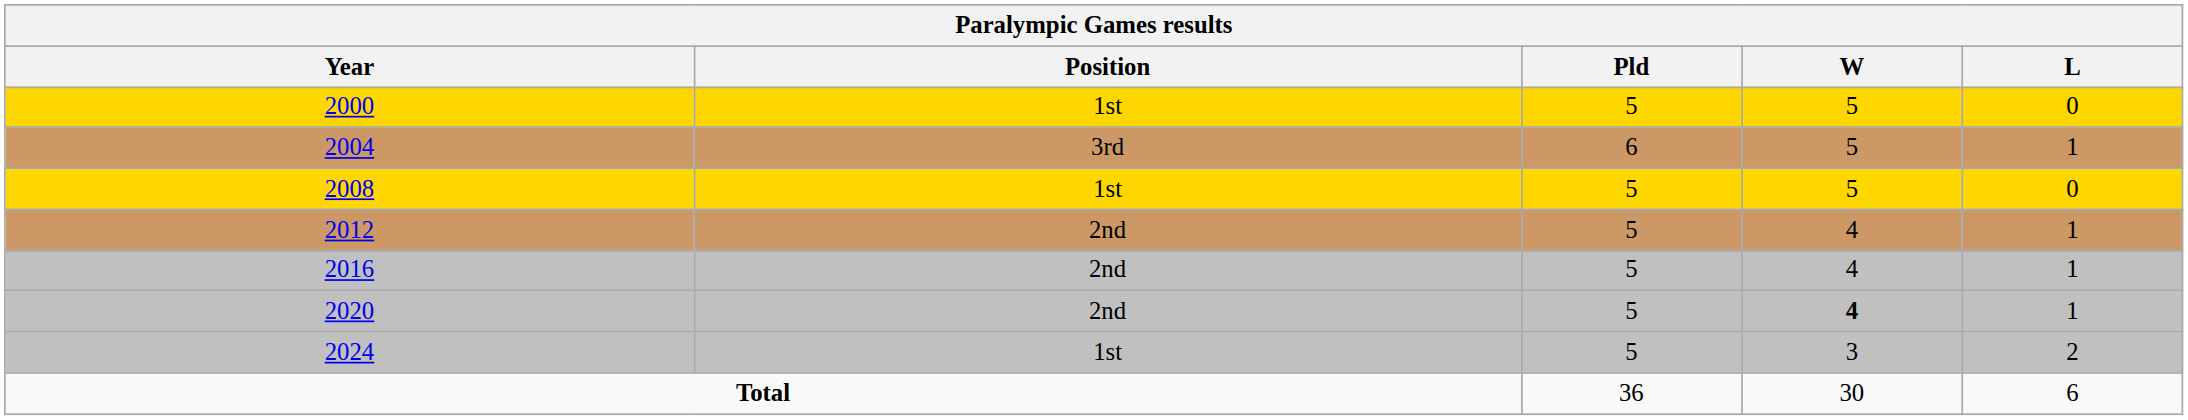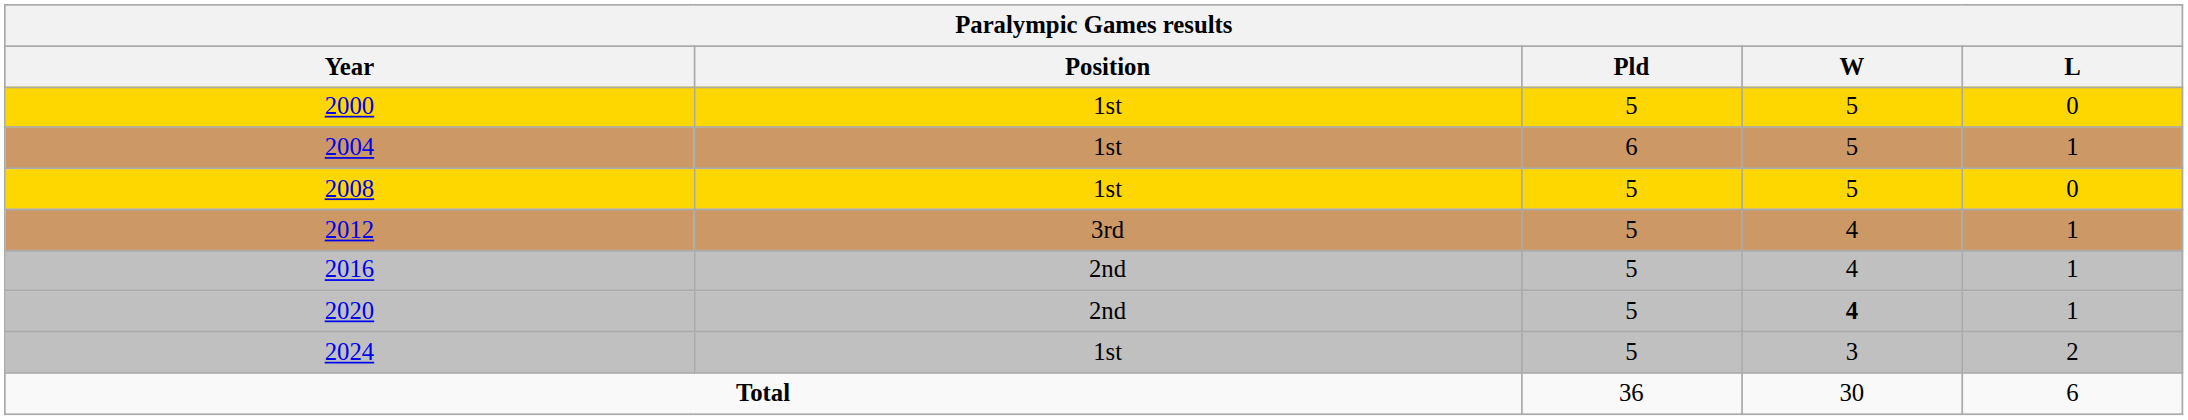(1108, 147) 3rd -> (1108, 147) 1st
(1108, 229) 2nd -> (1108, 229) 3rd
